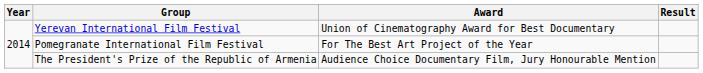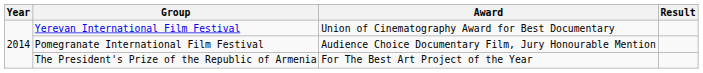(427, 44) For The Best Art Project of the Year -> (489, 44) Audience Choice Documentary Film, Jury Honourable Mention
(489, 60) Audience Choice Documentary Film, Jury Honourable Mention -> (427, 60) For The Best Art Project of the Year
